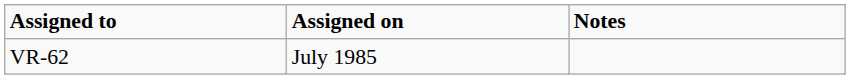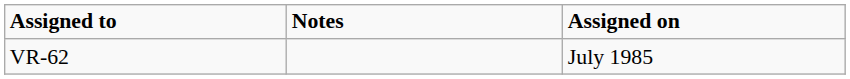columns swapped: (348, 21) <-> (600, 21)
